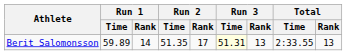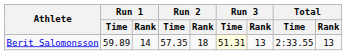(174, 42) 51.35 -> (174, 42) 57.35
(203, 42) 17 -> (203, 42) 18
